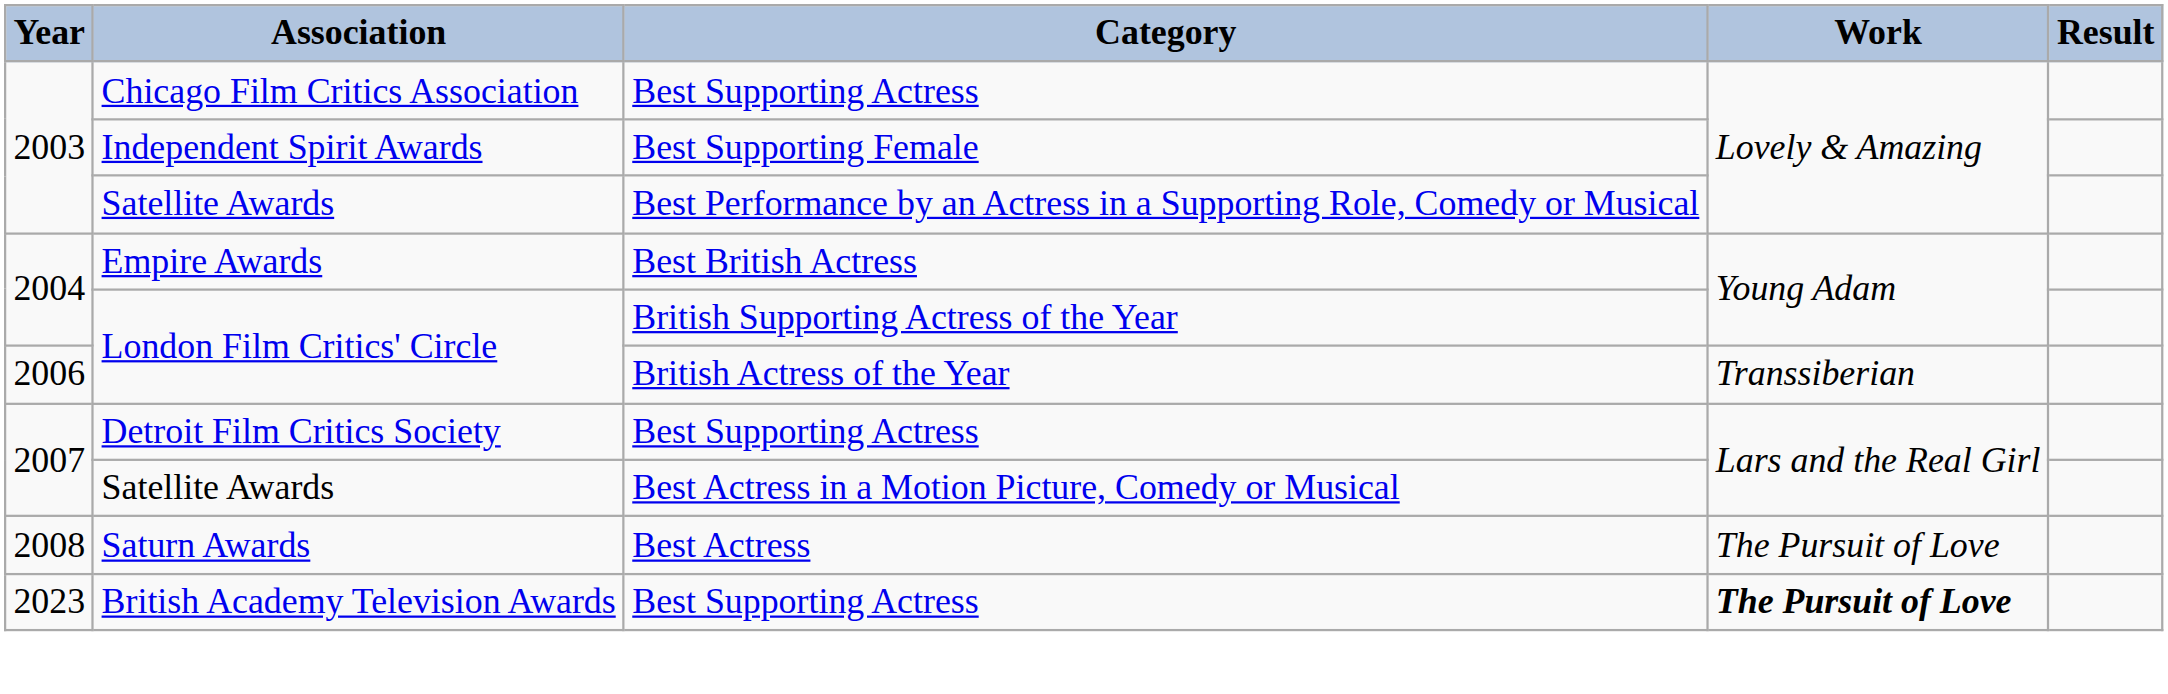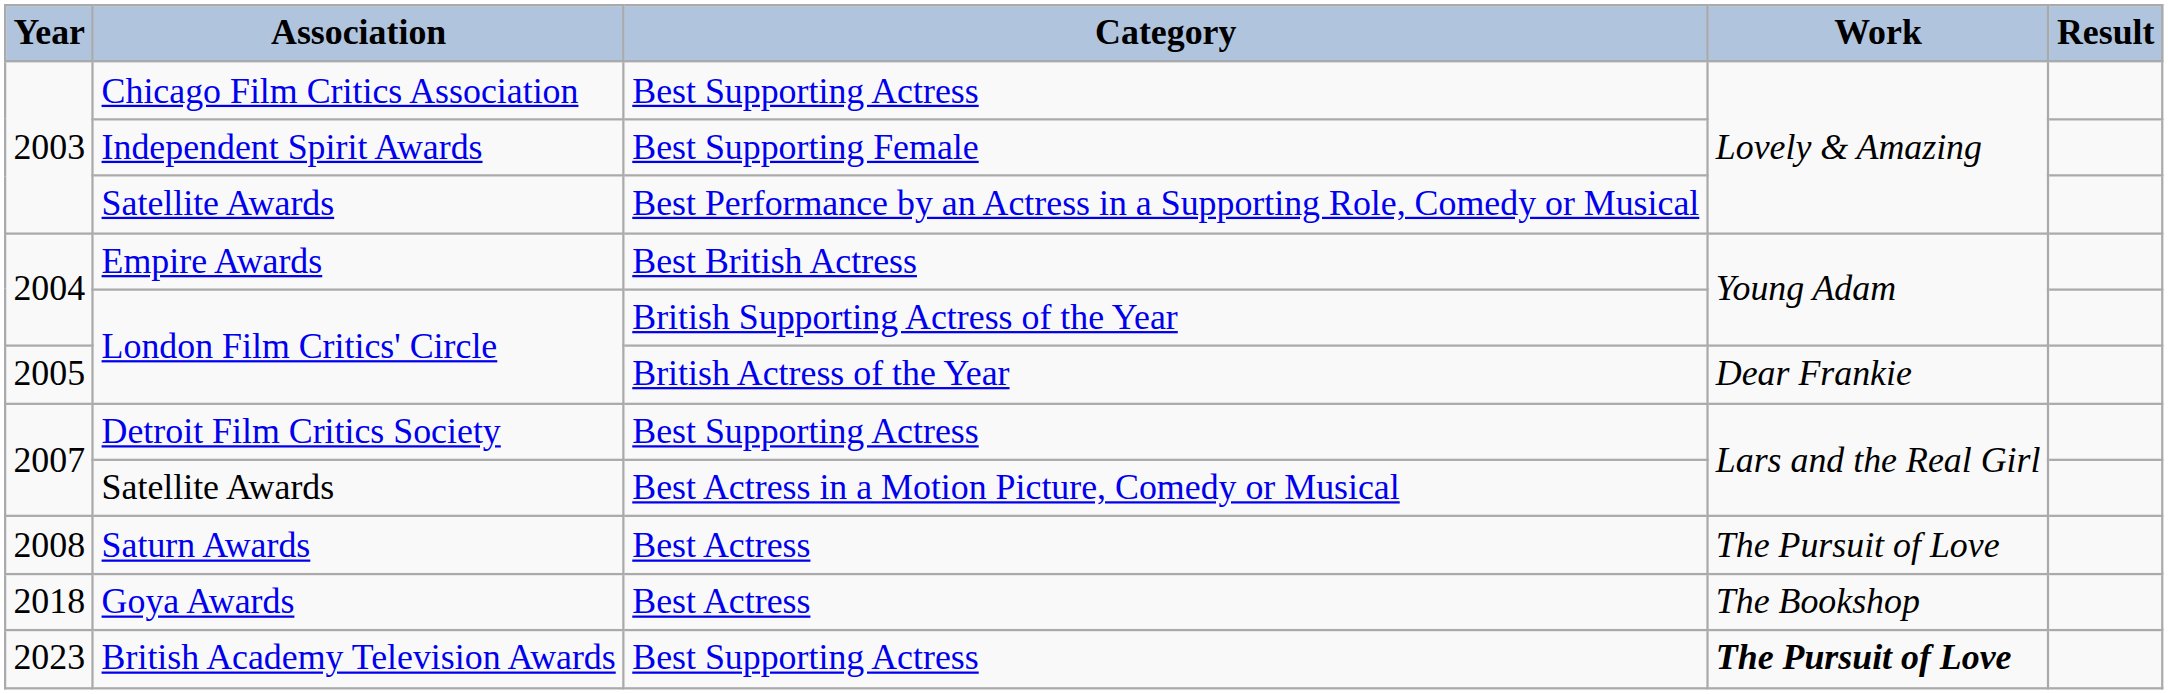(49, 373) 2006 -> (49, 373) 2005
(1815, 373) Transsiberian -> (1814, 373) Dear Frankie
+ row: (198, 601)
